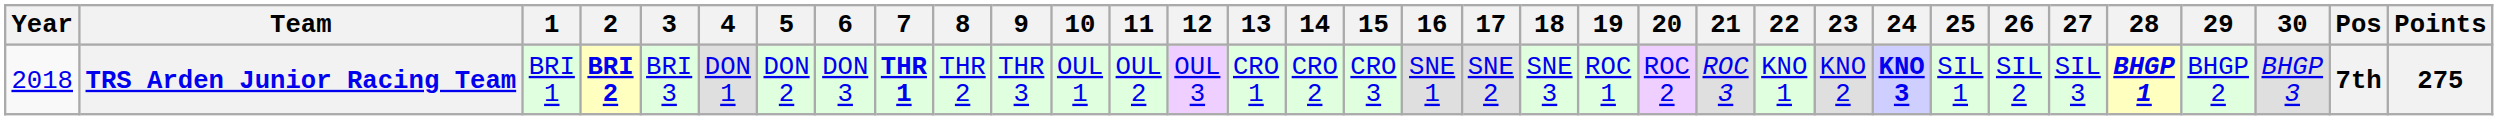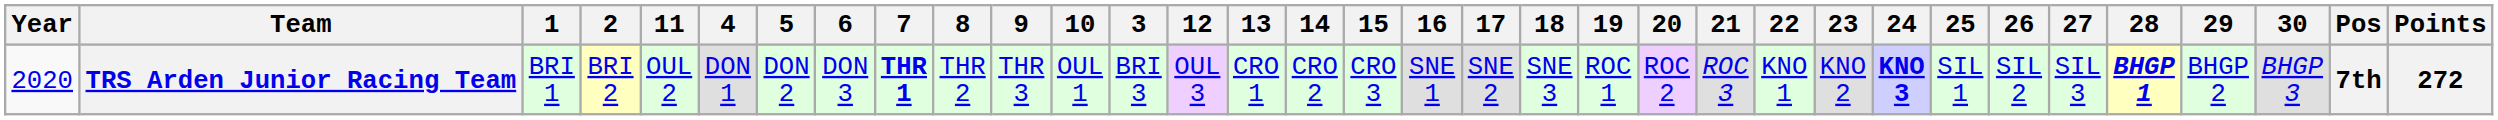columns swapped: (669, 25) <-> (1139, 25)
(42, 80) 2018 -> (42, 80) 2020
(610, 80) bold -> (610, 80) normal
(2440, 80) 275 -> (2440, 80) 272
